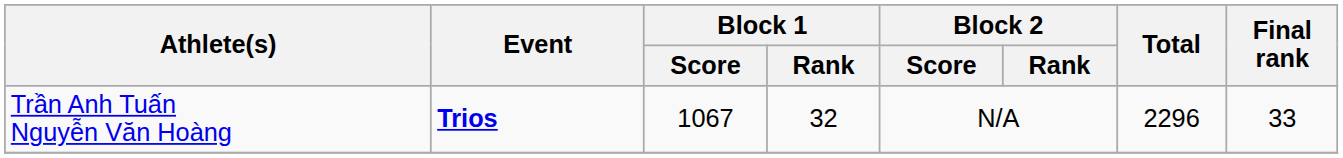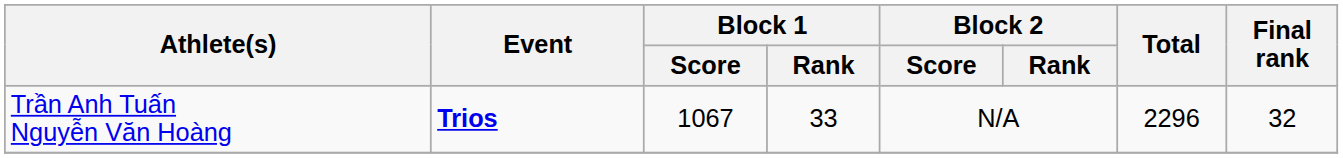(824, 119) 32 -> (824, 119) 33
(1282, 119) 33 -> (1282, 119) 32
